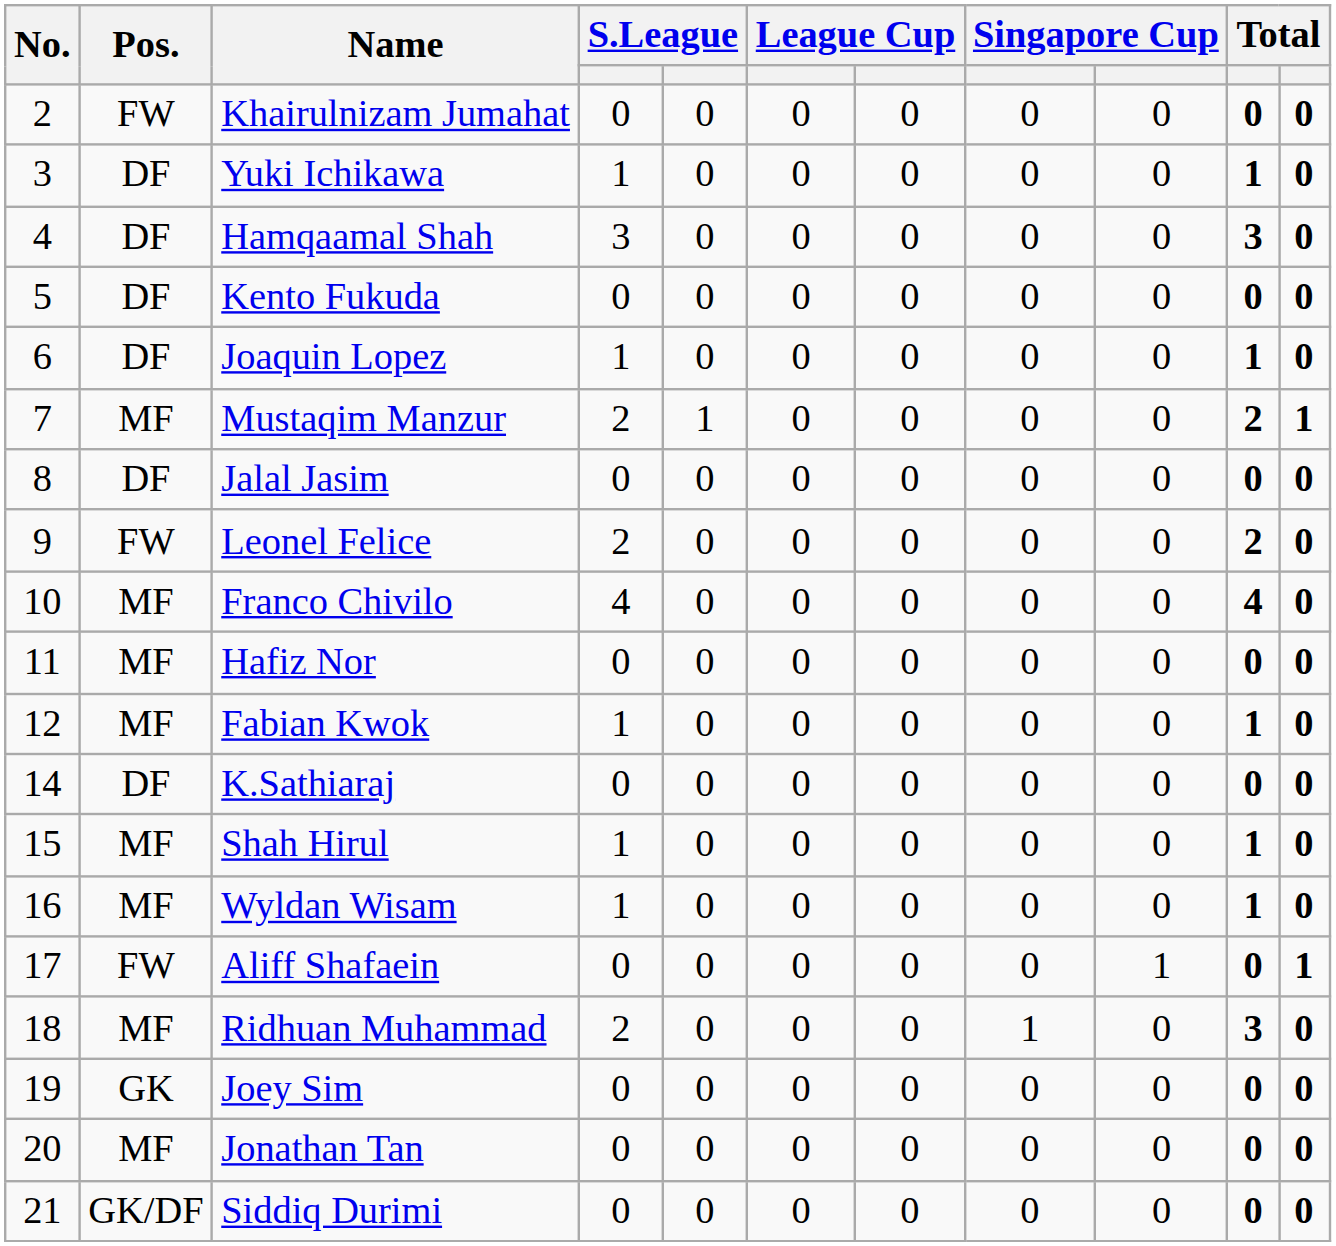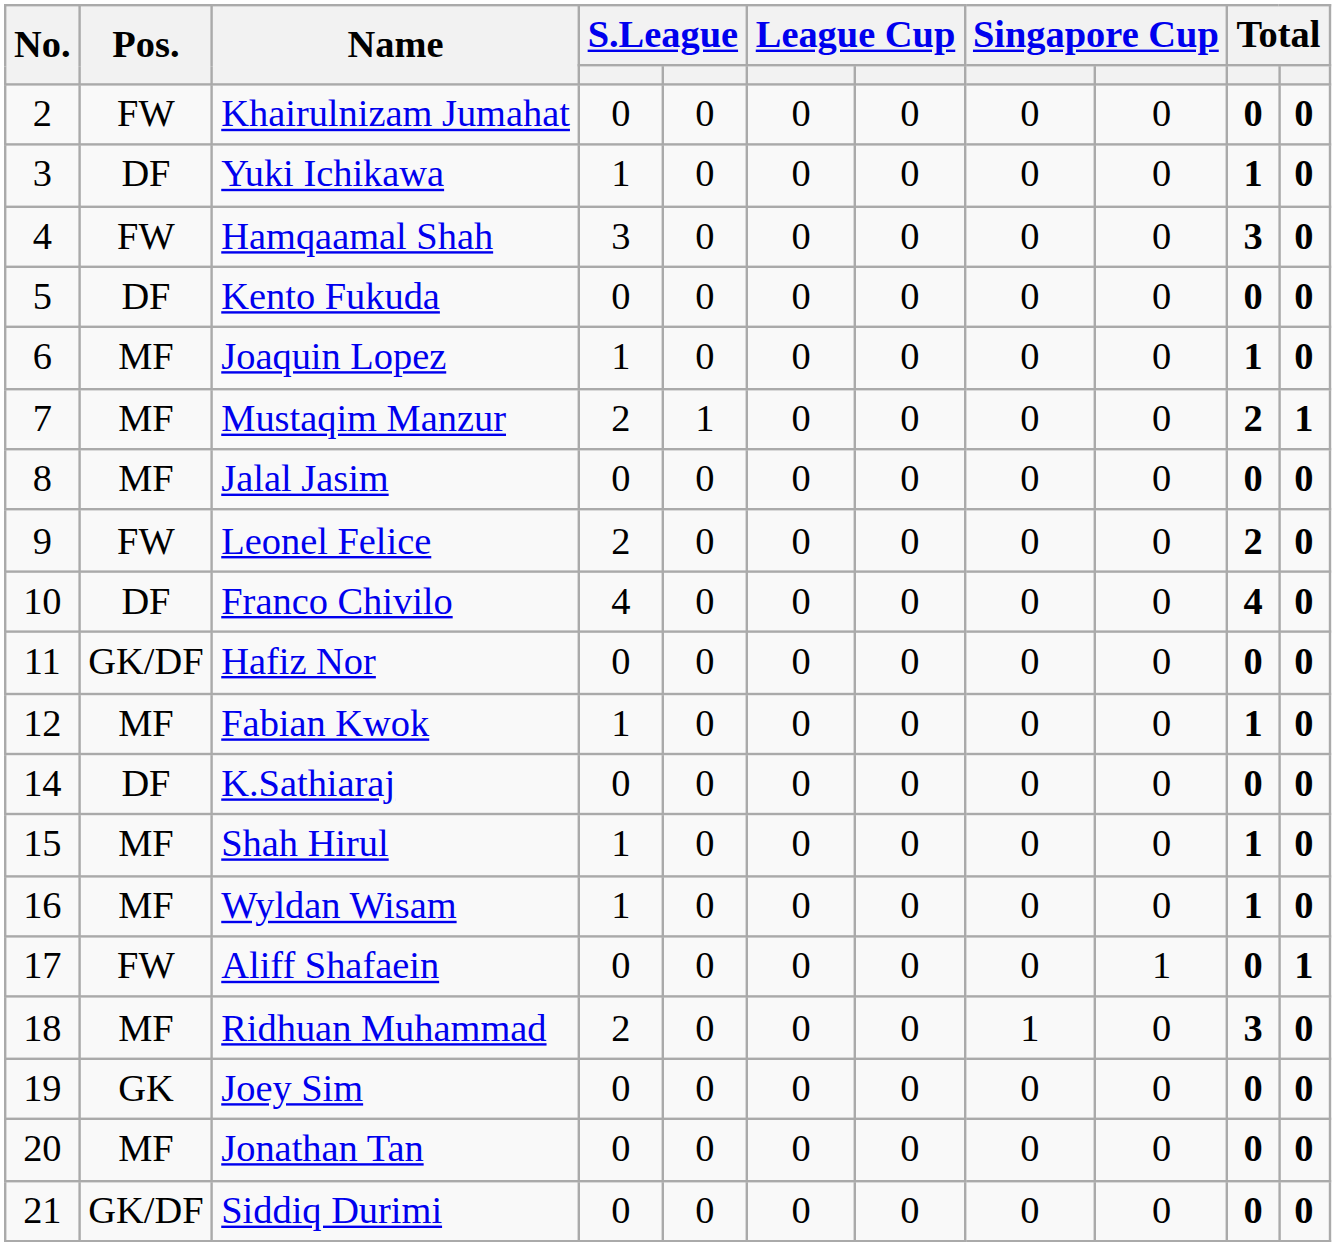(146, 235) DF -> (146, 235) FW
(146, 357) DF -> (146, 357) MF
(146, 478) DF -> (146, 478) MF
(146, 600) MF -> (146, 600) DF
(146, 661) MF -> (146, 661) GK/DF
